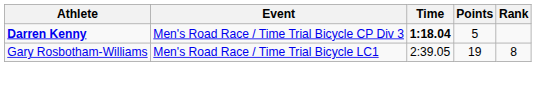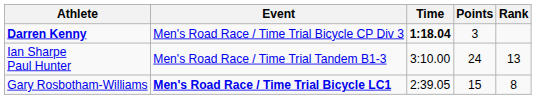(475, 33) 5 -> (475, 33) 3
+ row: (39, 59)
(266, 53) normal -> (272, 85) bold
(475, 53) 19 -> (475, 85) 15
